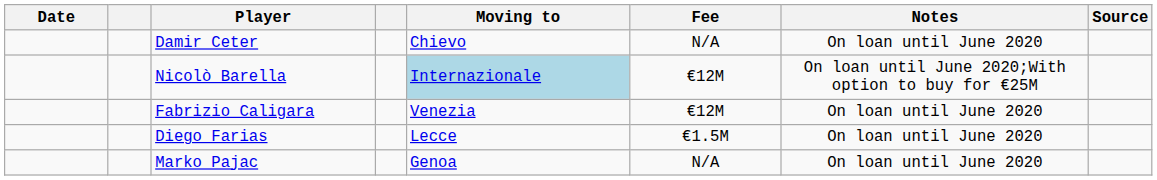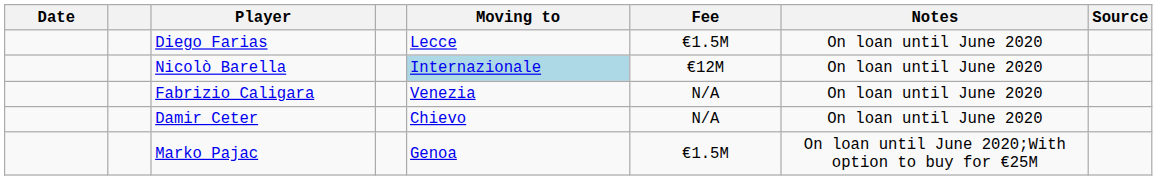rows swapped: (207, 43) <-> (211, 137)
(935, 77) On loan until June 2020;With option to buy for €25M -> (935, 68) On loan until June 2020
(705, 112) €12M -> (705, 94) N/A
(705, 162) N/A -> (705, 153) €1.5M
(935, 162) On loan until June 2020 -> (935, 153) On loan until June 2020;With option to buy for €25M
